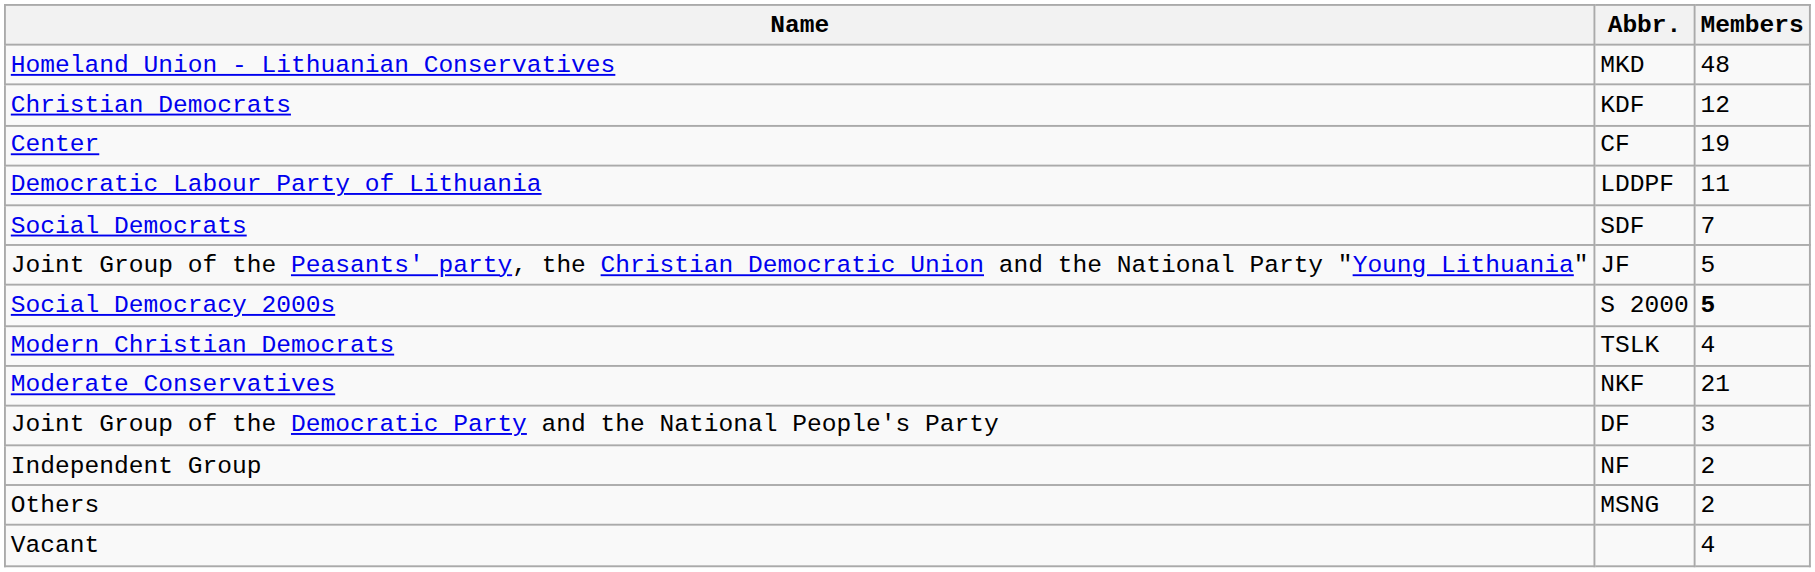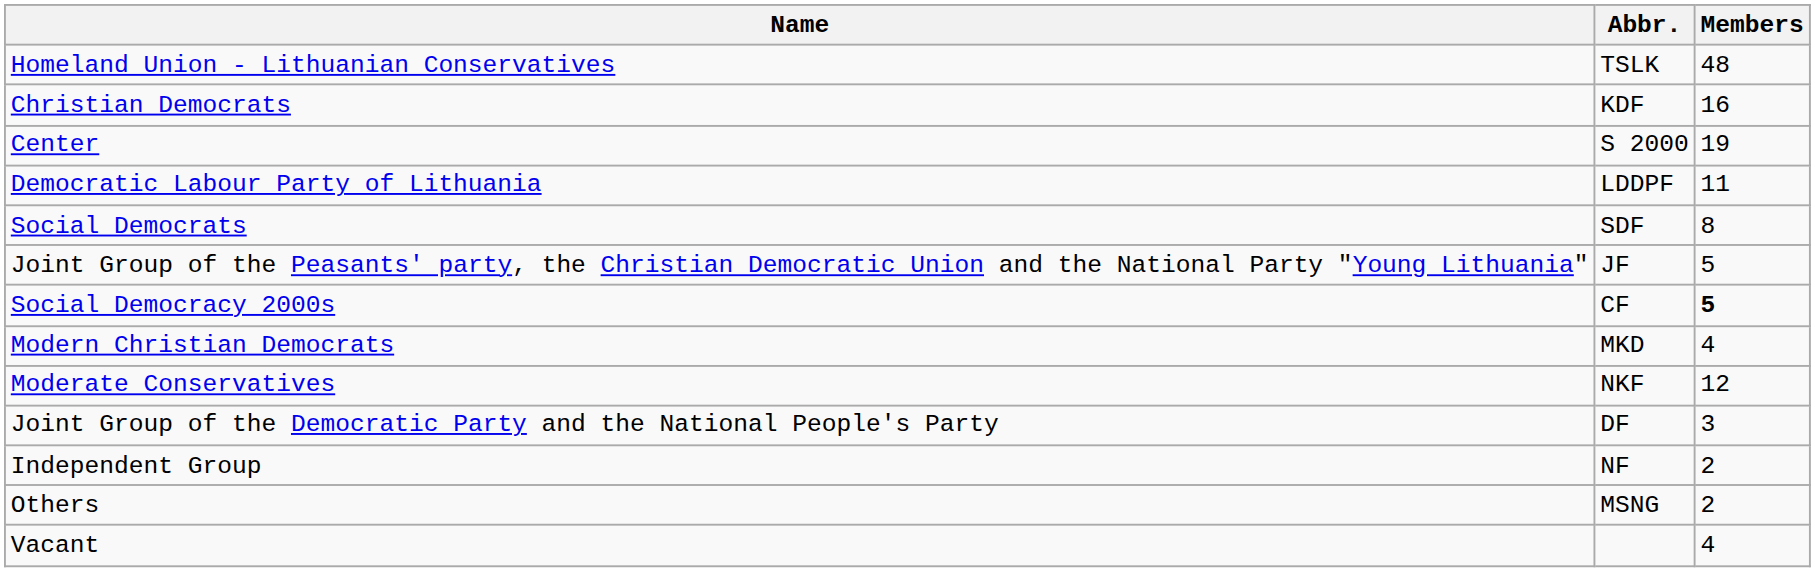(1622, 65) MKD -> (1630, 65) TSLK
(1715, 105) 12 -> (1715, 105) 16
(1615, 145) CF -> (1645, 145) S 2000
(1708, 225) 7 -> (1708, 225) 8
(1645, 305) S 2000 -> (1615, 305) CF
(1630, 345) TSLK -> (1622, 345) MKD
(1715, 385) 21 -> (1715, 385) 12
